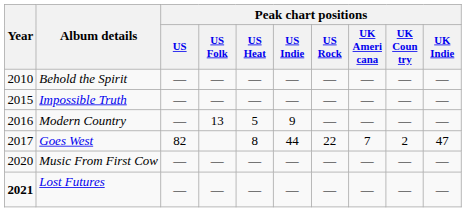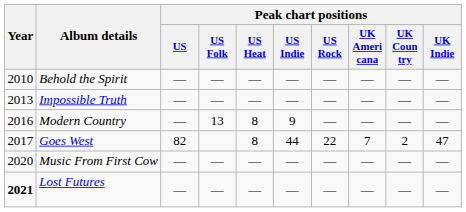(20, 99) 2015 -> (20, 99) 2013
(255, 120) 5 -> (255, 120) 8
